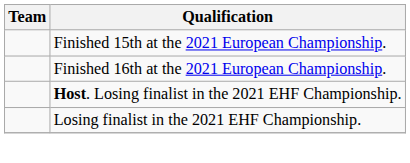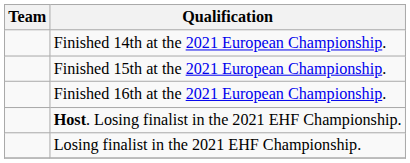+ row: (220, 42)
